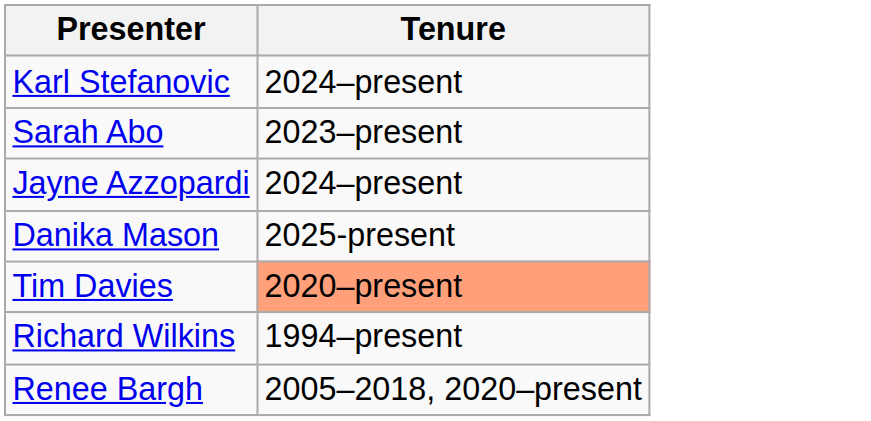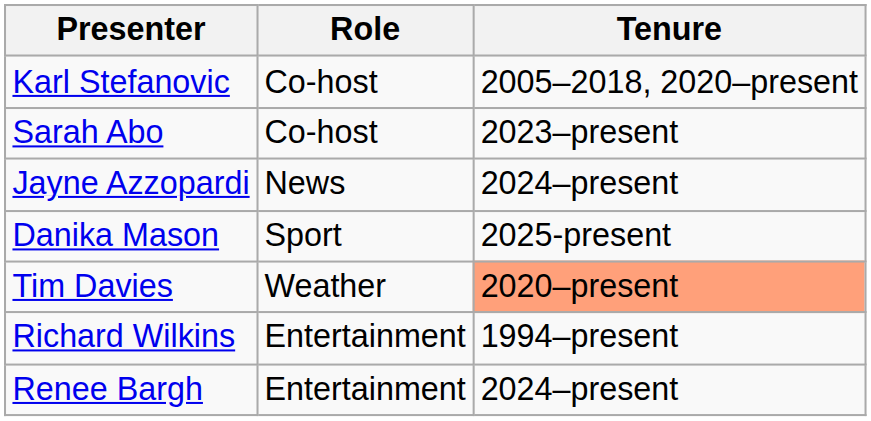+ column: (365, 30)
(363, 81) 2024–present -> (669, 81) 2005–2018, 2020–present
(453, 388) 2005–2018, 2020–present -> (579, 388) 2024–present
